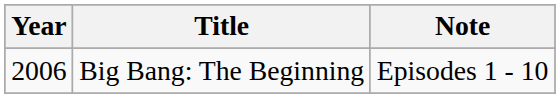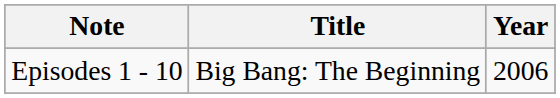columns swapped: (39, 26) <-> (463, 26)
